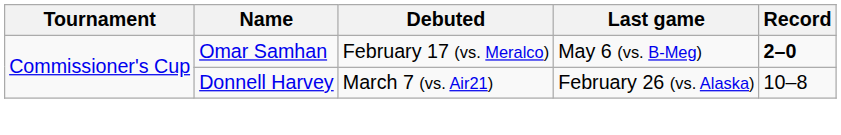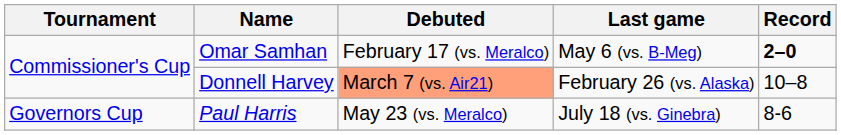(418, 82) no background -> (418, 82) lightsalmon background
+ row: (248, 113)
